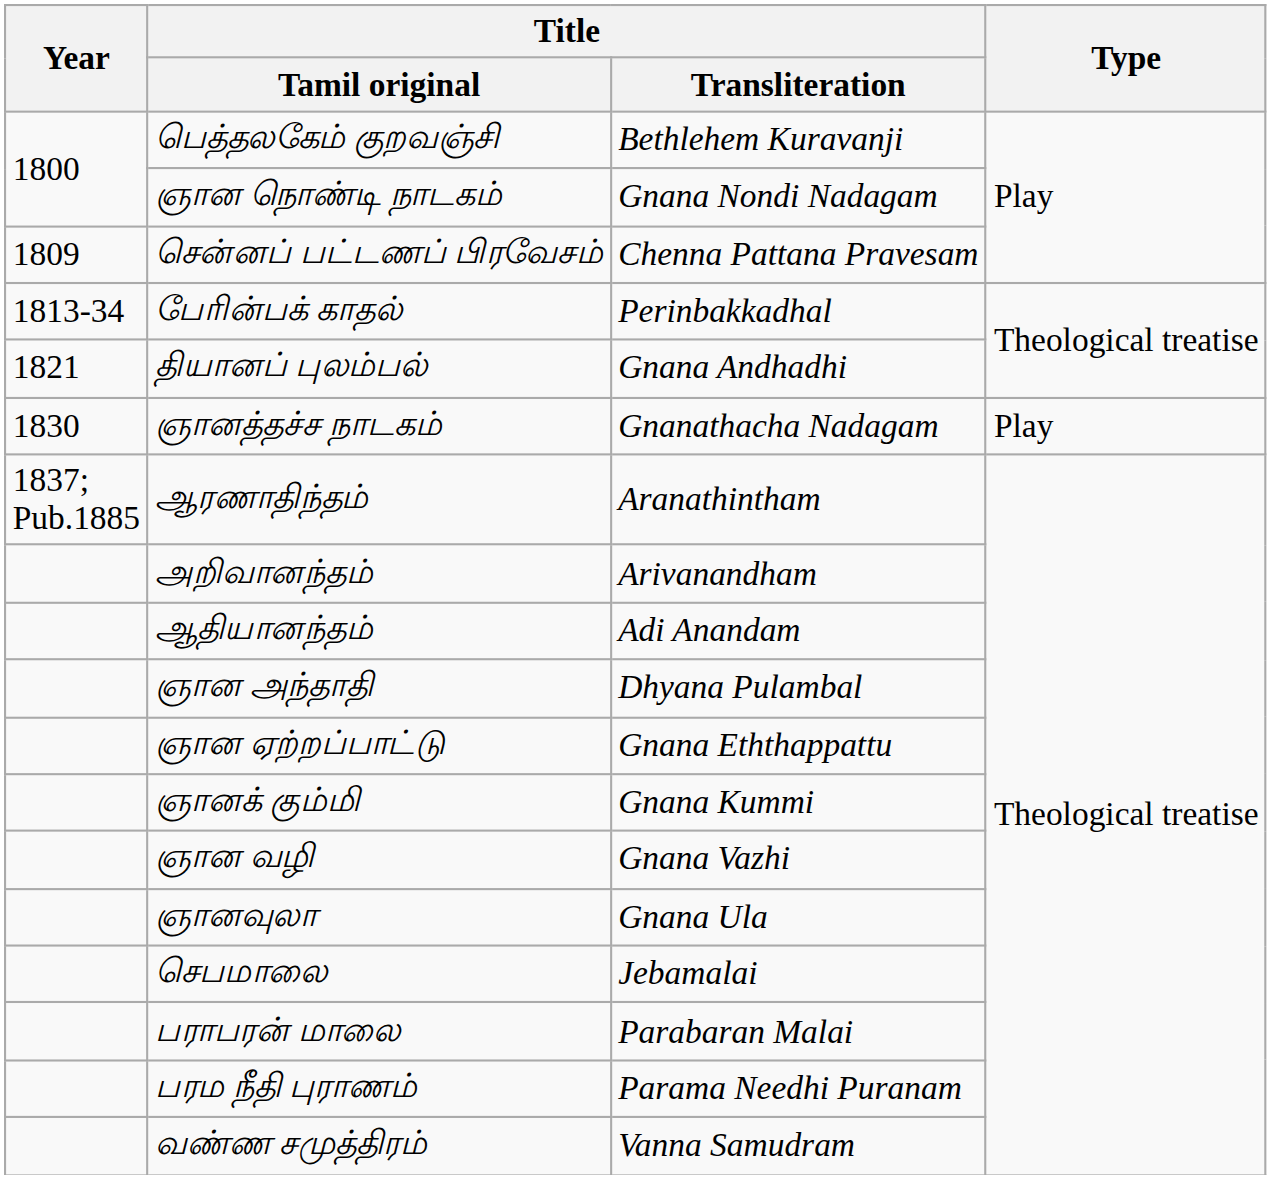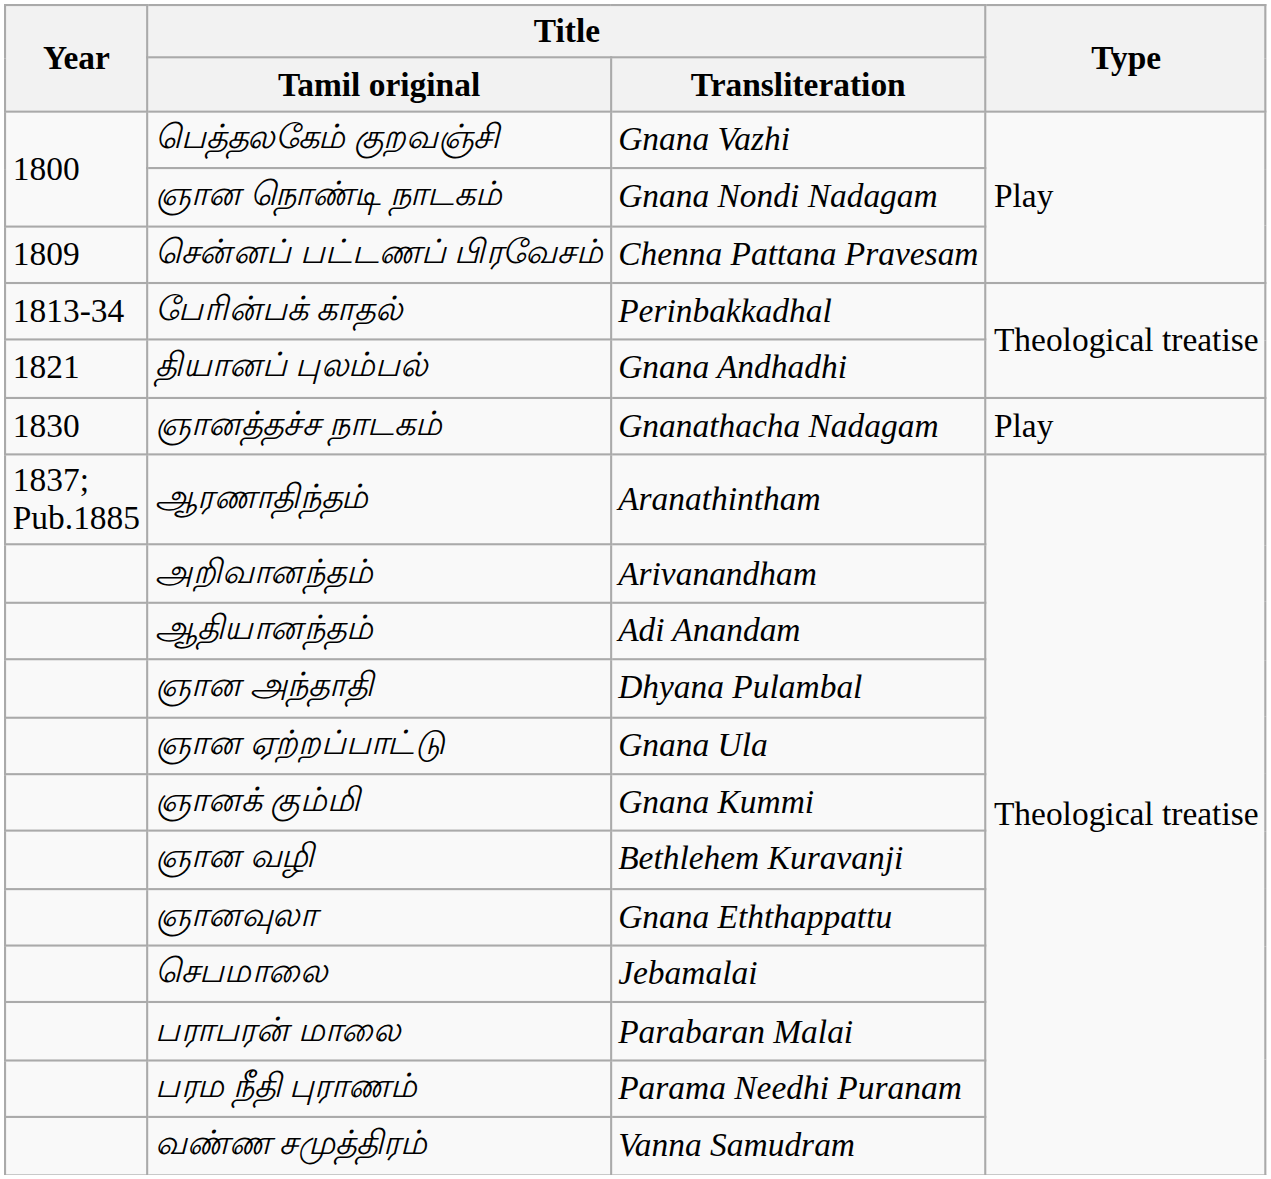(761, 139) Bethlehem Kuravanji -> (704, 139) Gnana Vazhi
(755, 744) Gnana Eththappattu -> (693, 744) Gnana Ula
(704, 859) Gnana Vazhi -> (761, 859) Bethlehem Kuravanji
(693, 916) Gnana Ula -> (755, 916) Gnana Eththappattu
